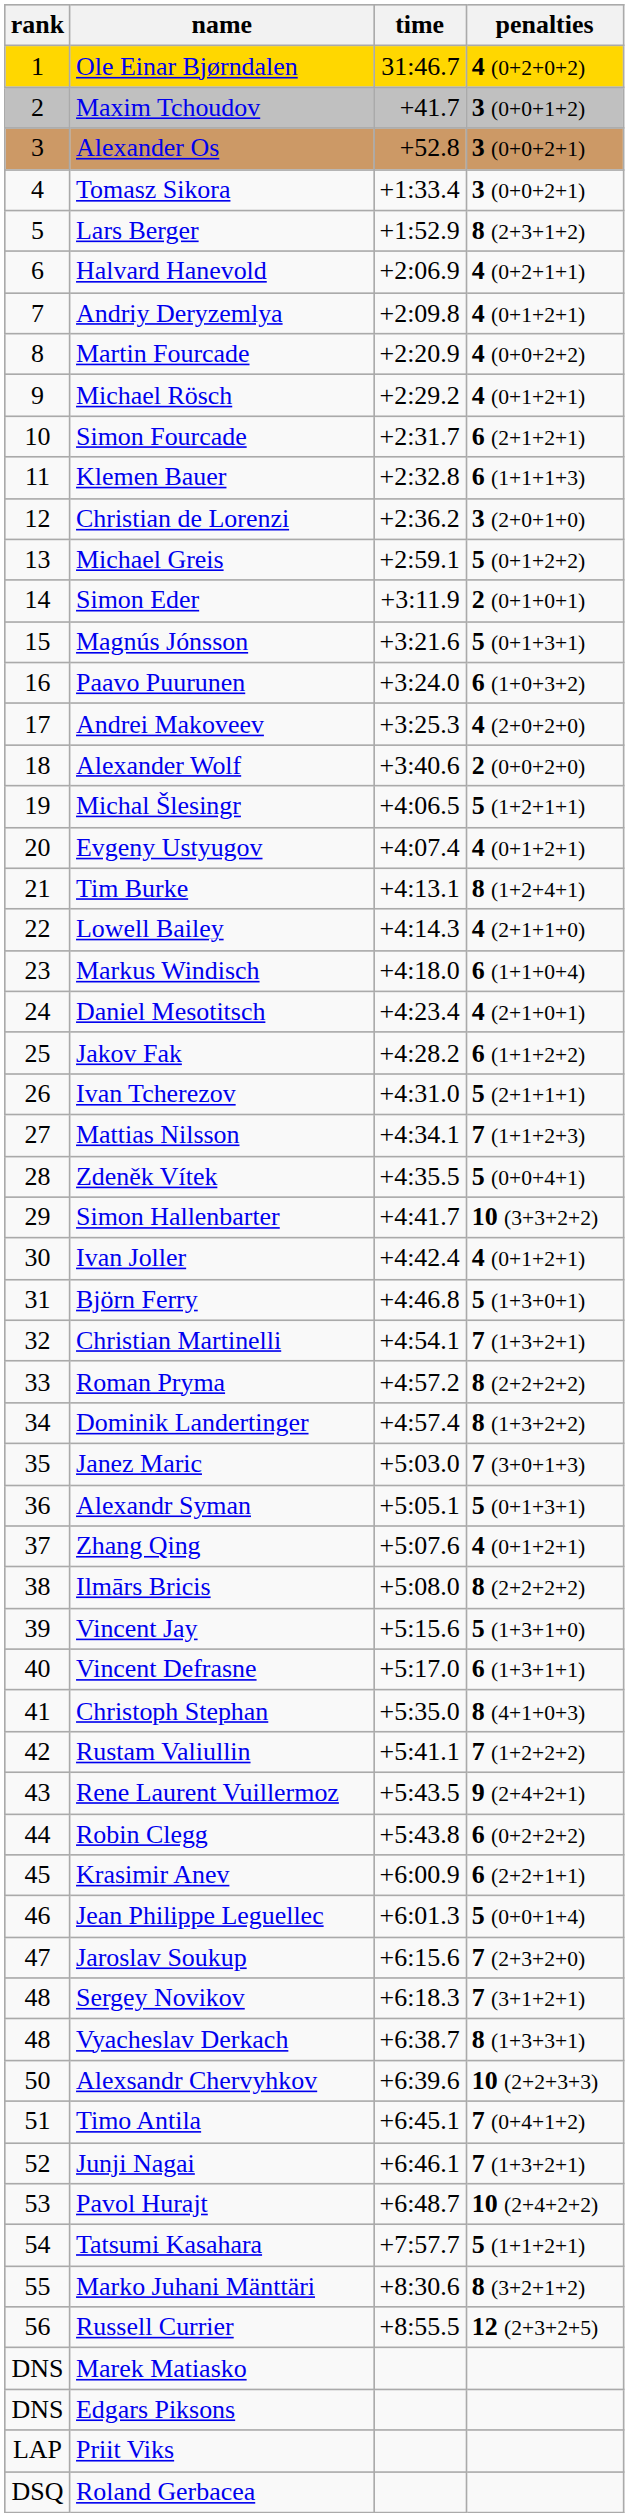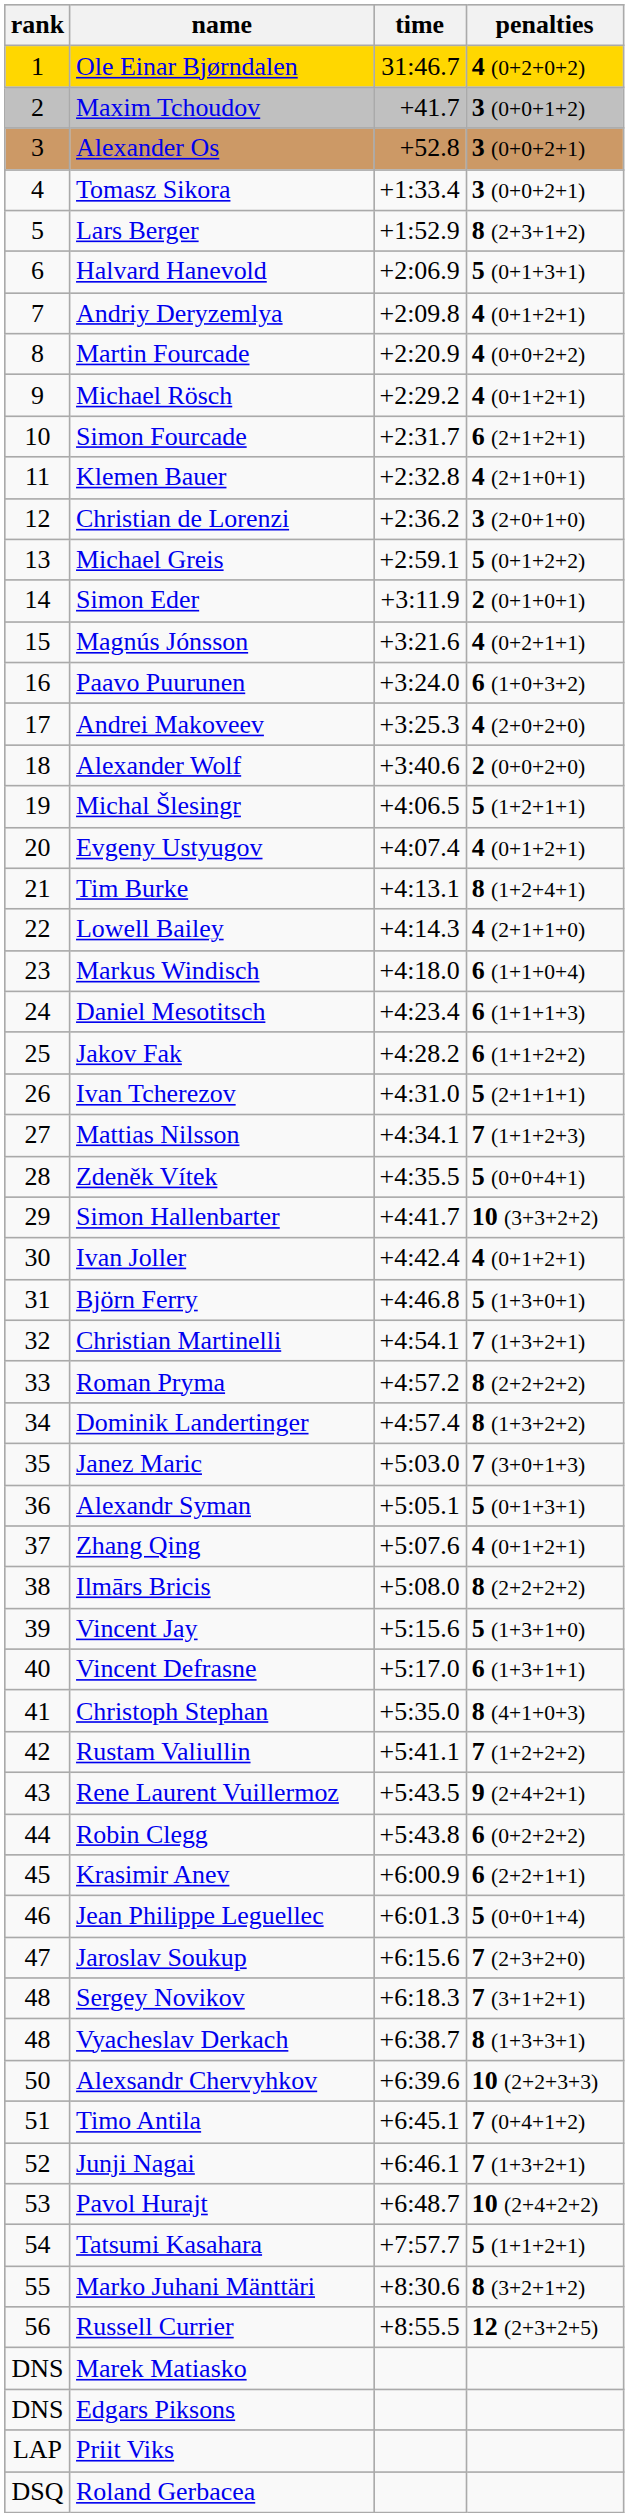(528, 271) 4 (0+2+1+1) -> (528, 271) 5 (0+1+3+1)
(528, 477) 6 (1+1+1+3) -> (528, 477) 4 (2+1+0+1)
(528, 641) 5 (0+1+3+1) -> (528, 641) 4 (0+2+1+1)
(528, 1011) 4 (2+1+0+1) -> (528, 1011) 6 (1+1+1+3)
